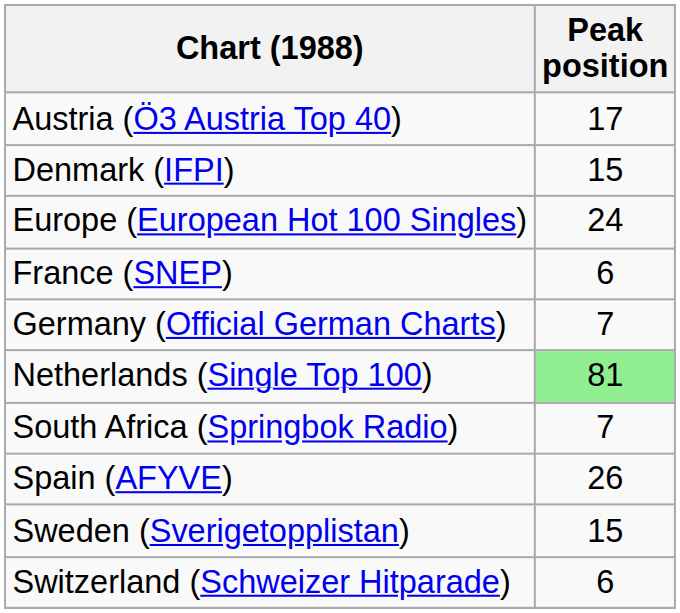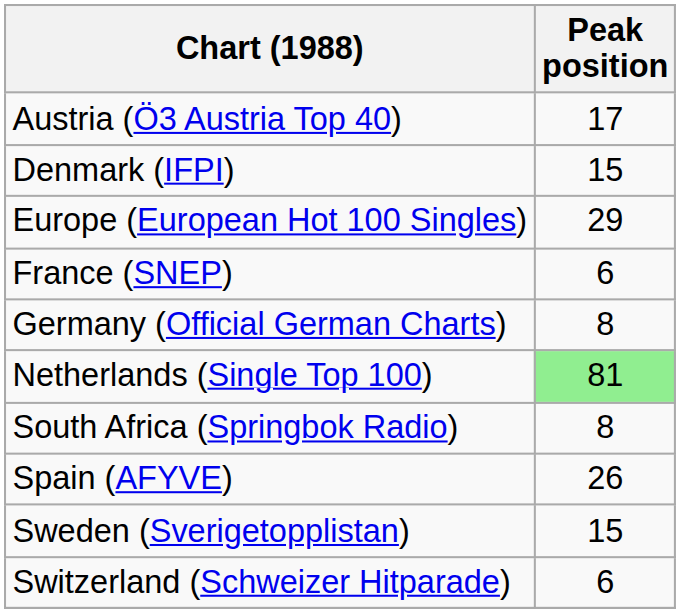(605, 221) 24 -> (605, 221) 29
(605, 324) 7 -> (605, 324) 8
(605, 427) 7 -> (605, 427) 8
